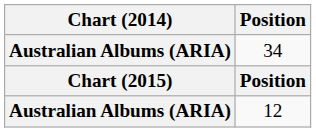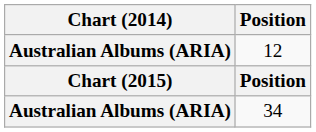rows swapped: (273, 111) <-> (273, 50)
